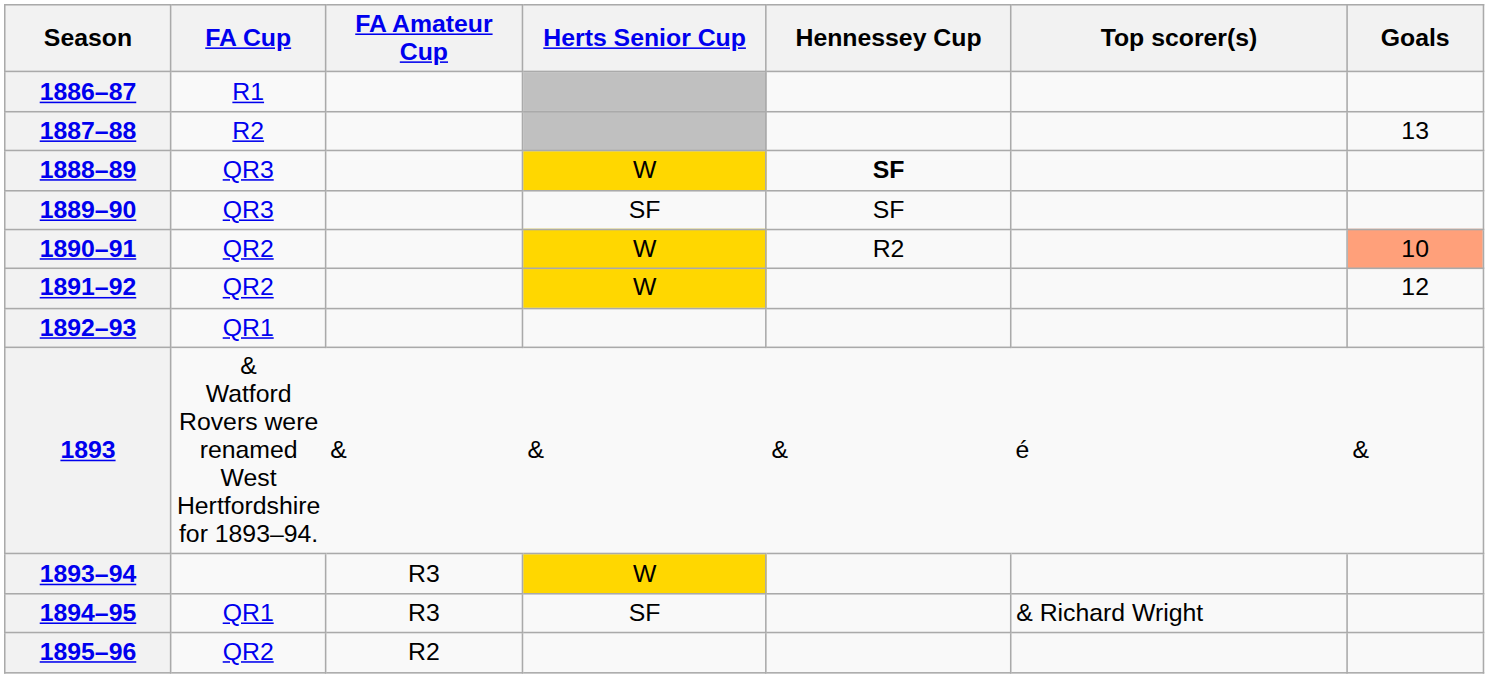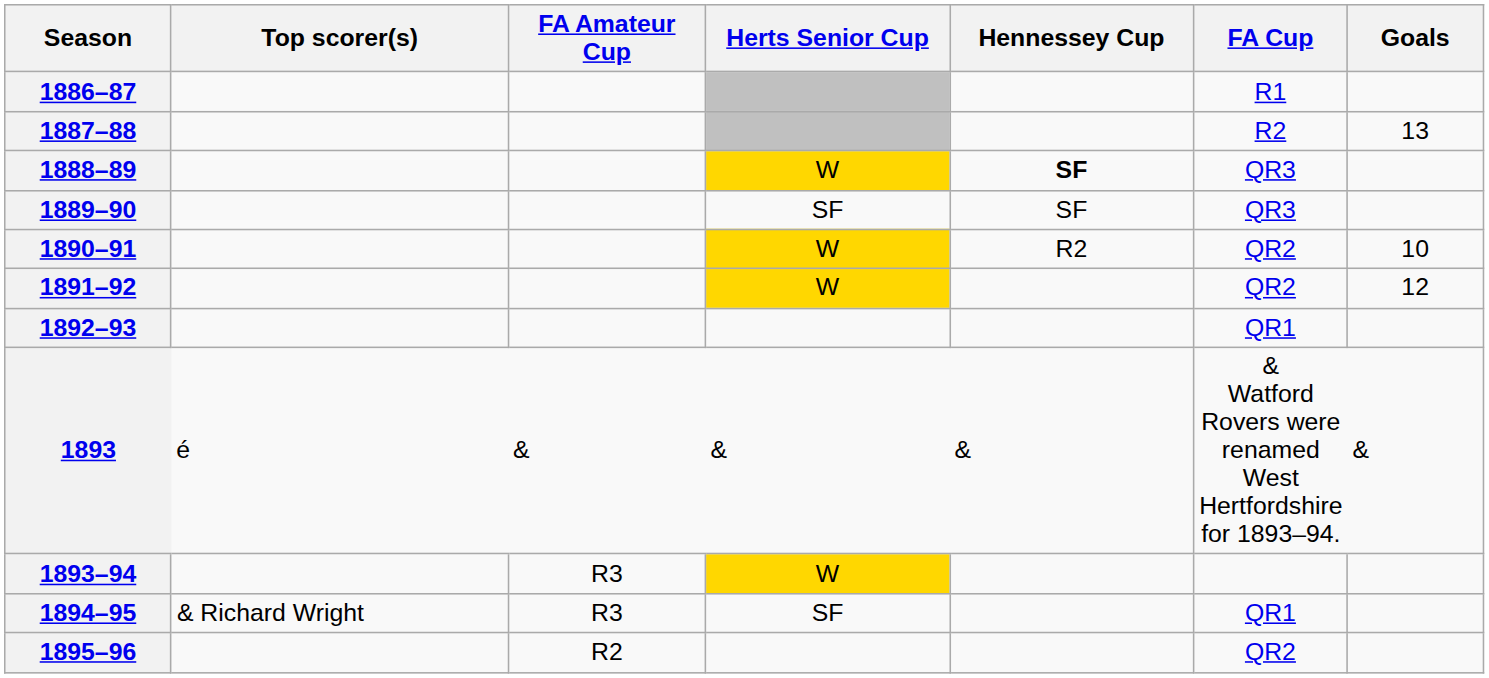columns swapped: (248, 38) <-> (1179, 38)
(1415, 248) lightsalmon background -> (1415, 248) no background
